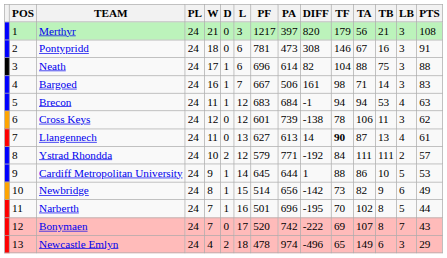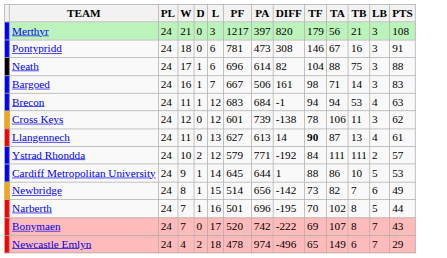- column: (23, 13)
(381, 191) 9 -> (354, 191) 7
(402, 244) 3 -> (375, 244) 7
